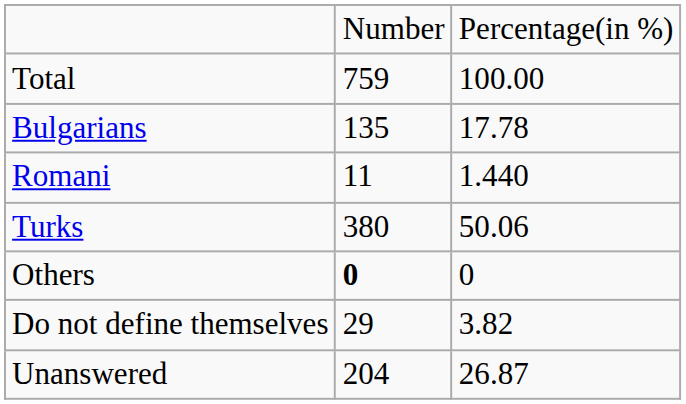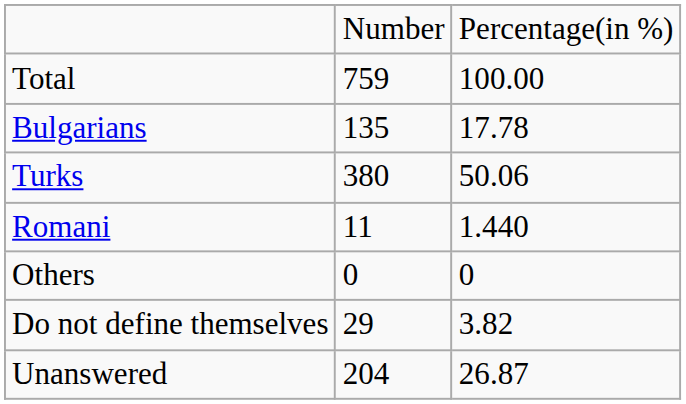rows swapped: (48, 226) <-> (61, 176)
(351, 275) bold -> (351, 275) normal
